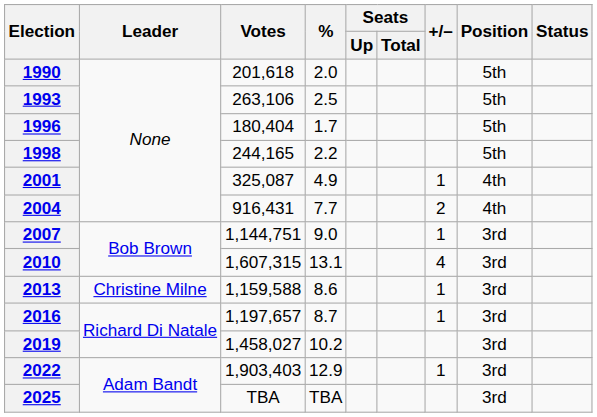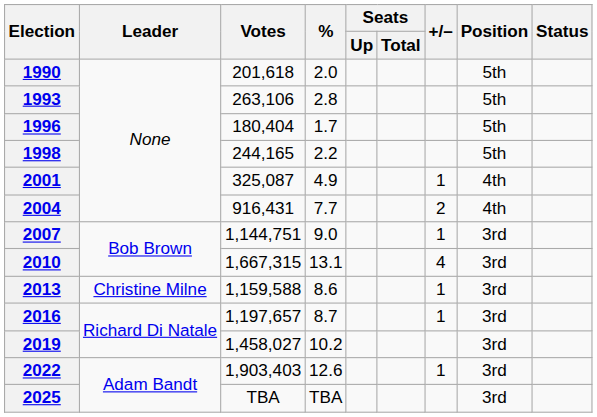(326, 99) 2.5 -> (326, 99) 2.8
(263, 262) 1,607,315 -> (263, 262) 1,667,315
(326, 371) 12.9 -> (326, 371) 12.6
